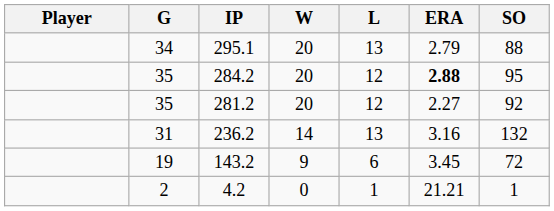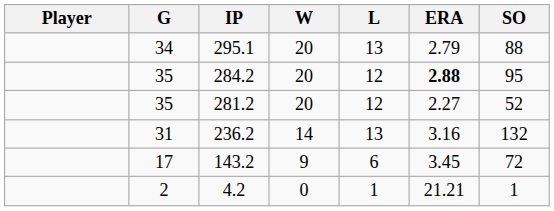(514, 104) 92 -> (514, 104) 52
(164, 162) 19 -> (164, 162) 17
